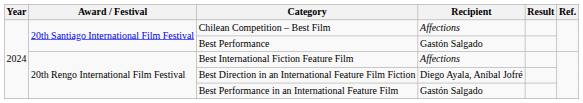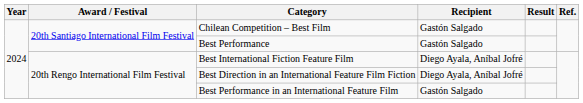(440, 28) Affections -> (451, 28) Gastón Salgado
(440, 59) Affections -> (471, 59) Diego Ayala, Aníbal Jofré
